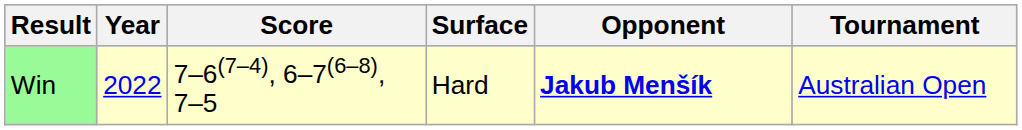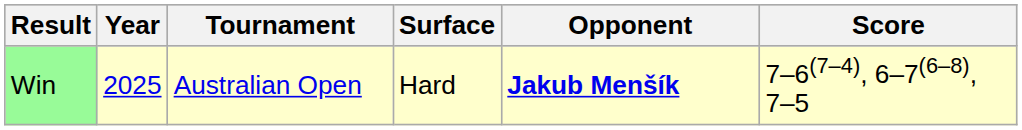columns swapped: (905, 25) <-> (297, 25)
(132, 85) 2022 -> (132, 85) 2025
